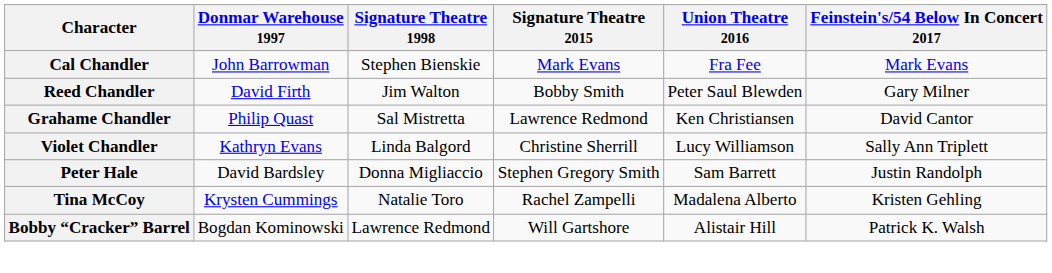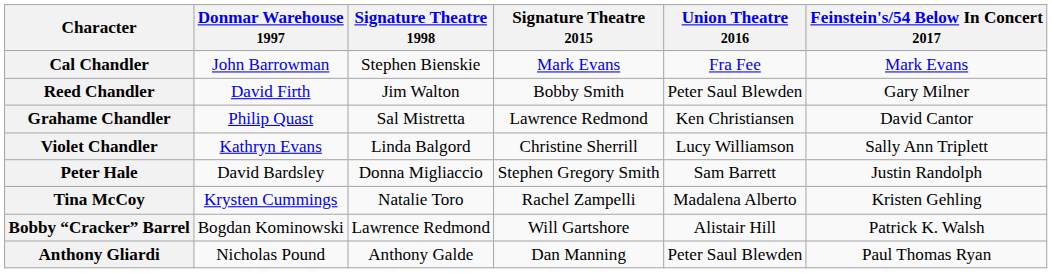+ row: (99, 254)
